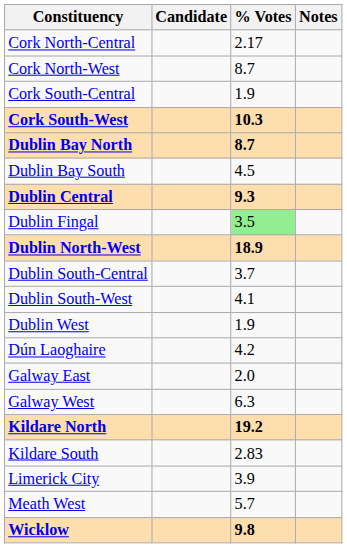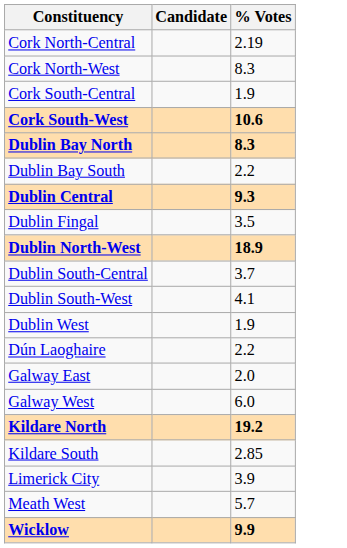- column: (318, 17)
(249, 42) 2.17 -> (249, 42) 2.19
(245, 68) 8.7 -> (245, 68) 8.3
(249, 119) 10.3 -> (249, 119) 10.6
(245, 145) 8.7 -> (245, 145) 8.3
(245, 171) 4.5 -> (245, 171) 2.2
(245, 222) lightgreen background -> (245, 222) no background
(245, 350) 4.2 -> (245, 350) 2.2
(245, 401) 6.3 -> (245, 401) 6.0
(249, 453) 2.83 -> (249, 453) 2.85
(245, 529) 9.8 -> (245, 529) 9.9
